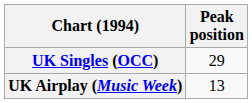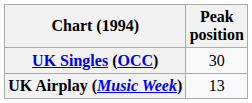(217, 60) 29 -> (217, 60) 30
